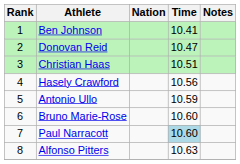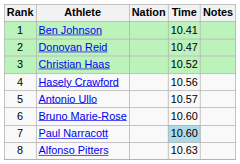(184, 64) 10.51 -> (184, 64) 10.52
(184, 99) 10.59 -> (184, 99) 10.57
